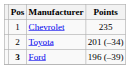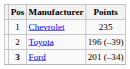(106, 42) 201 (–34) -> (106, 42) 196 (–39)
(106, 57) 196 (–39) -> (106, 57) 201 (–34)
